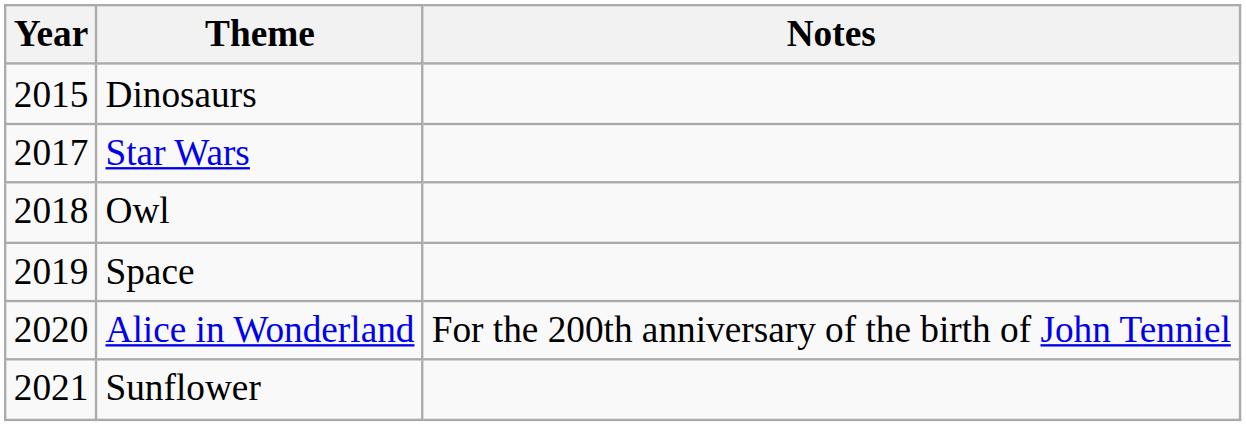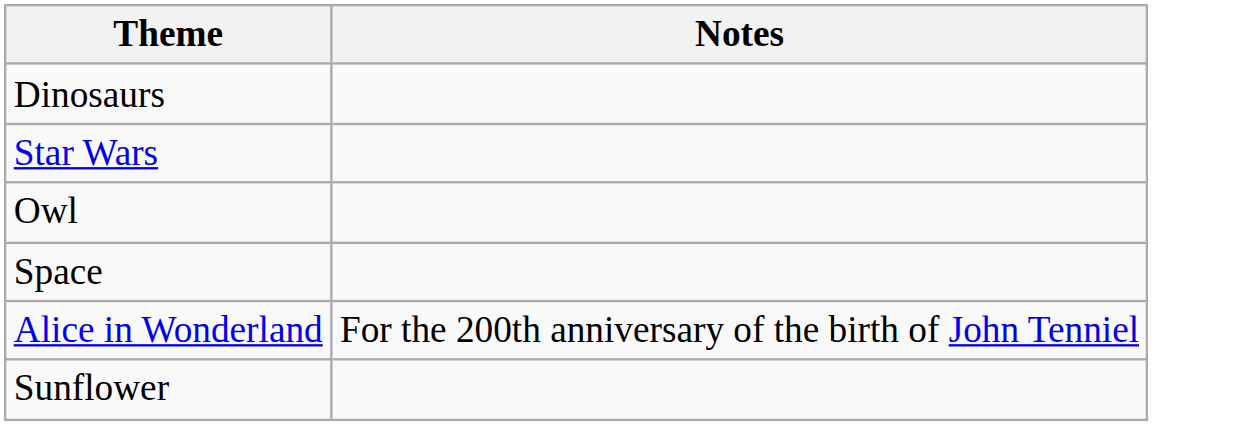- column: (51, 34)
